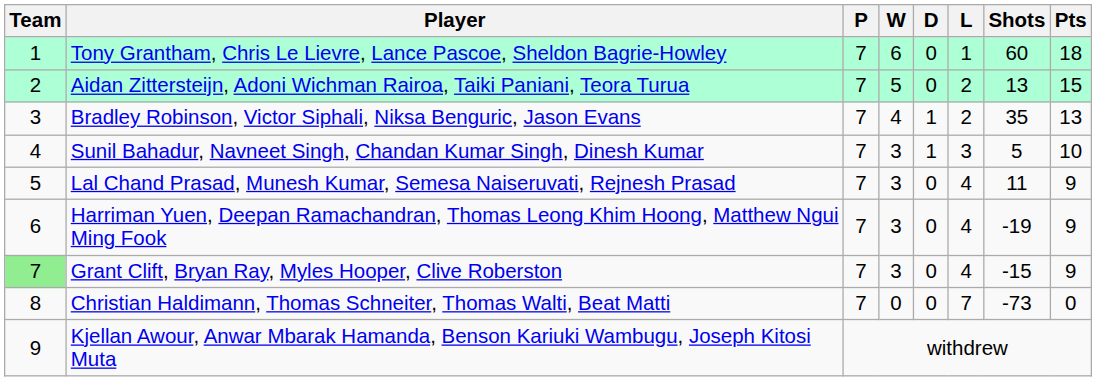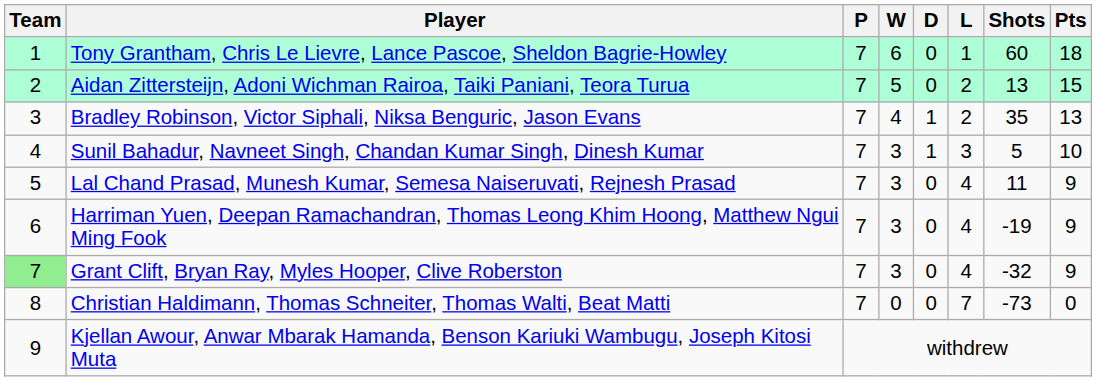(1017, 271) -15 -> (1017, 271) -32
